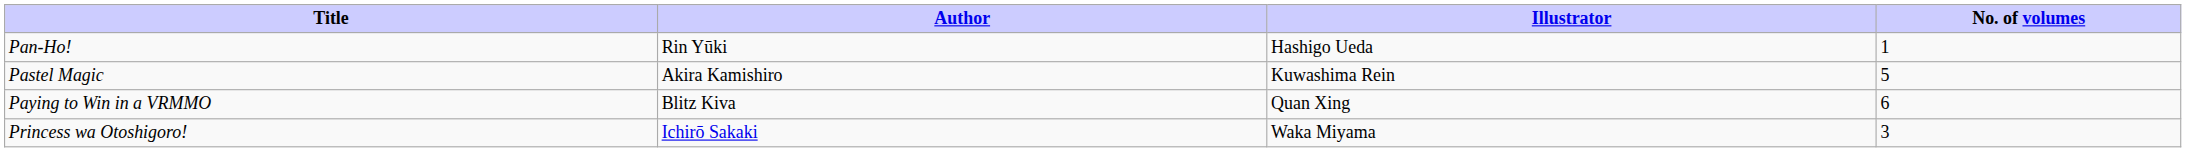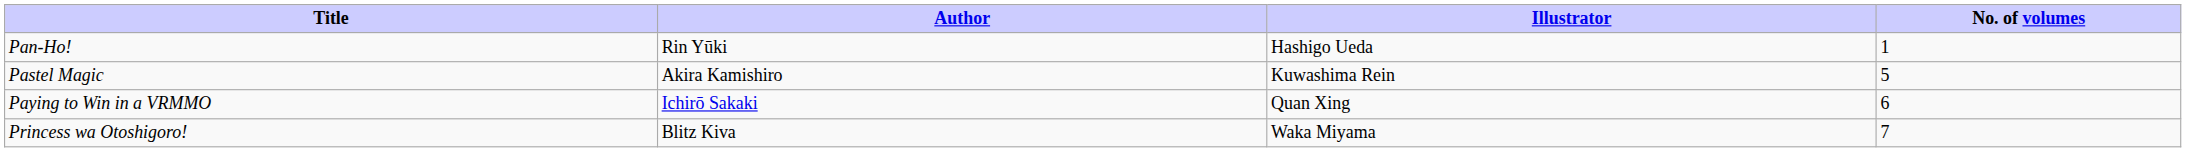(699, 103) Blitz Kiva -> (710, 103) Ichirō Sakaki
(710, 132) Ichirō Sakaki -> (699, 132) Blitz Kiva
(1885, 132) 3 -> (1885, 132) 7
